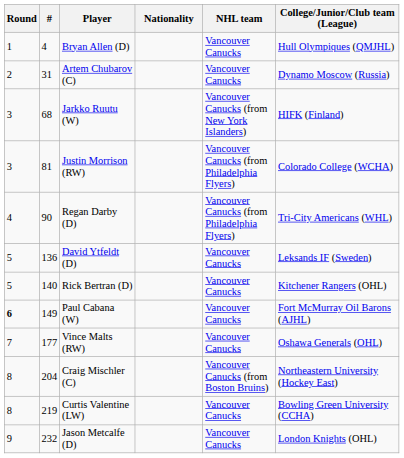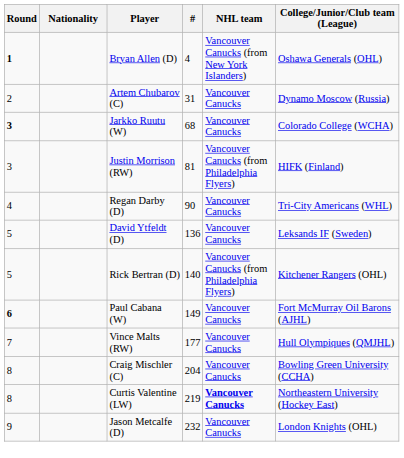columns swapped: (49, 18) <-> (169, 18)
(9, 46) normal -> (9, 58) bold
(227, 46) Vancouver Canucks -> (236, 58) Vancouver Canucks (from New York Islanders)
(336, 46) Hull Olympiques (QMJHL) -> (330, 58) Oshawa Generals (OHL)
(9, 114) normal -> (9, 126) bold
(236, 114) Vancouver Canucks (from New York Islanders) -> (227, 126) Vancouver Canucks
(311, 114) HIFK (Finland) -> (335, 126) Colorado College (WCHA)
(335, 166) Colorado College (WCHA) -> (311, 166) HIFK (Finland)
(236, 218) Vancouver Canucks (from Philadelphia Flyers) -> (227, 206) Vancouver Canucks
(227, 286) Vancouver Canucks -> (236, 274) Vancouver Canucks (from Philadelphia Flyers)
(330, 342) Oshawa Generals (OHL) -> (336, 342) Hull Olympiques (QMJHL)
(237, 376) Vancouver Canucks (from Boston Bruins) -> (227, 370) Vancouver Canucks
(328, 376) Northeastern University (Hockey East) -> (333, 370) Bowling Green University (CCHA)
(227, 410) normal -> (229, 398) bold
(333, 410) Bowling Green University (CCHA) -> (328, 398) Northeastern University (Hockey East)
